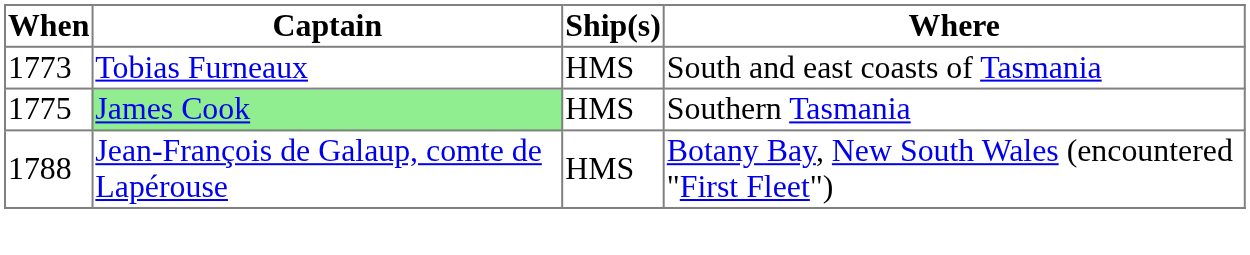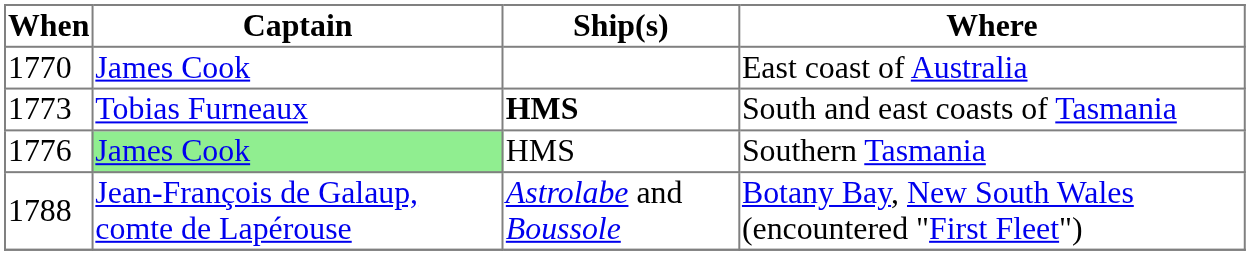+ row: (885, 67)
(600, 67) normal -> (542, 108) bold
(40, 108) 1775 -> (40, 150) 1776
(600, 168) HMS -> (594, 210) Astrolabe and Boussole
